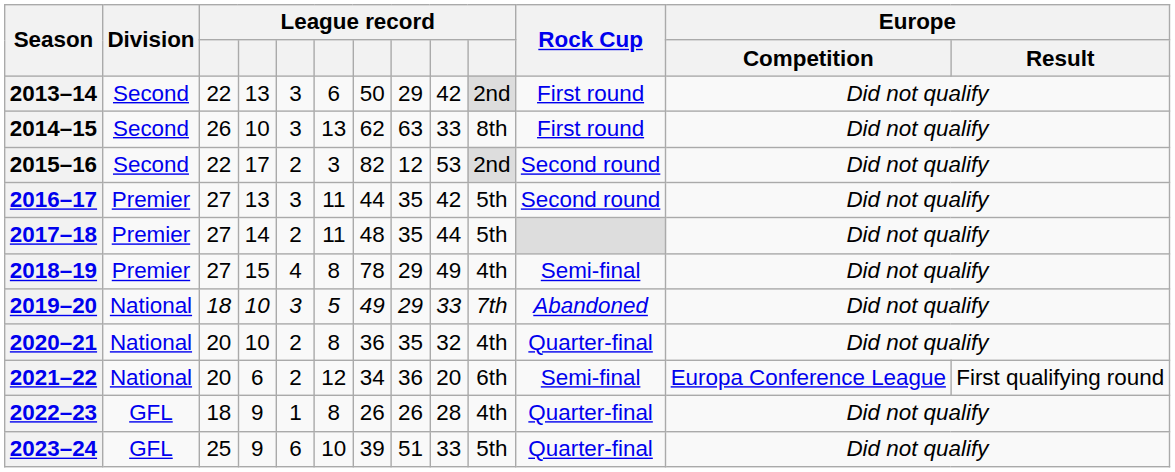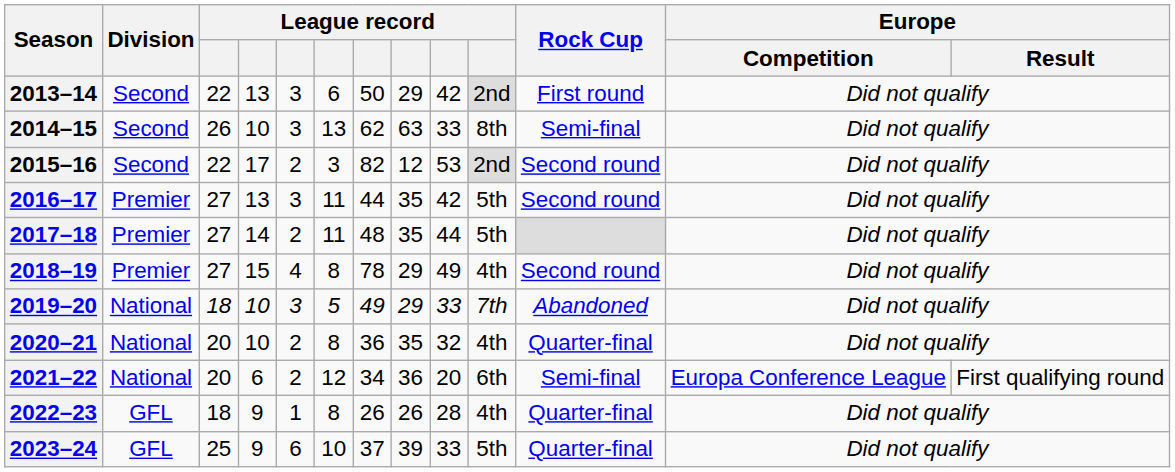(591, 128) First round -> (591, 128) Semi-final
(591, 270) Semi-final -> (591, 270) Second round
(372, 448) 39 -> (372, 448) 37
(410, 448) 51 -> (410, 448) 39
